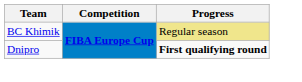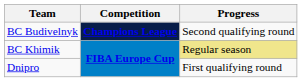+ row: (42, 31)
(213, 49) bold -> (232, 67) normal
